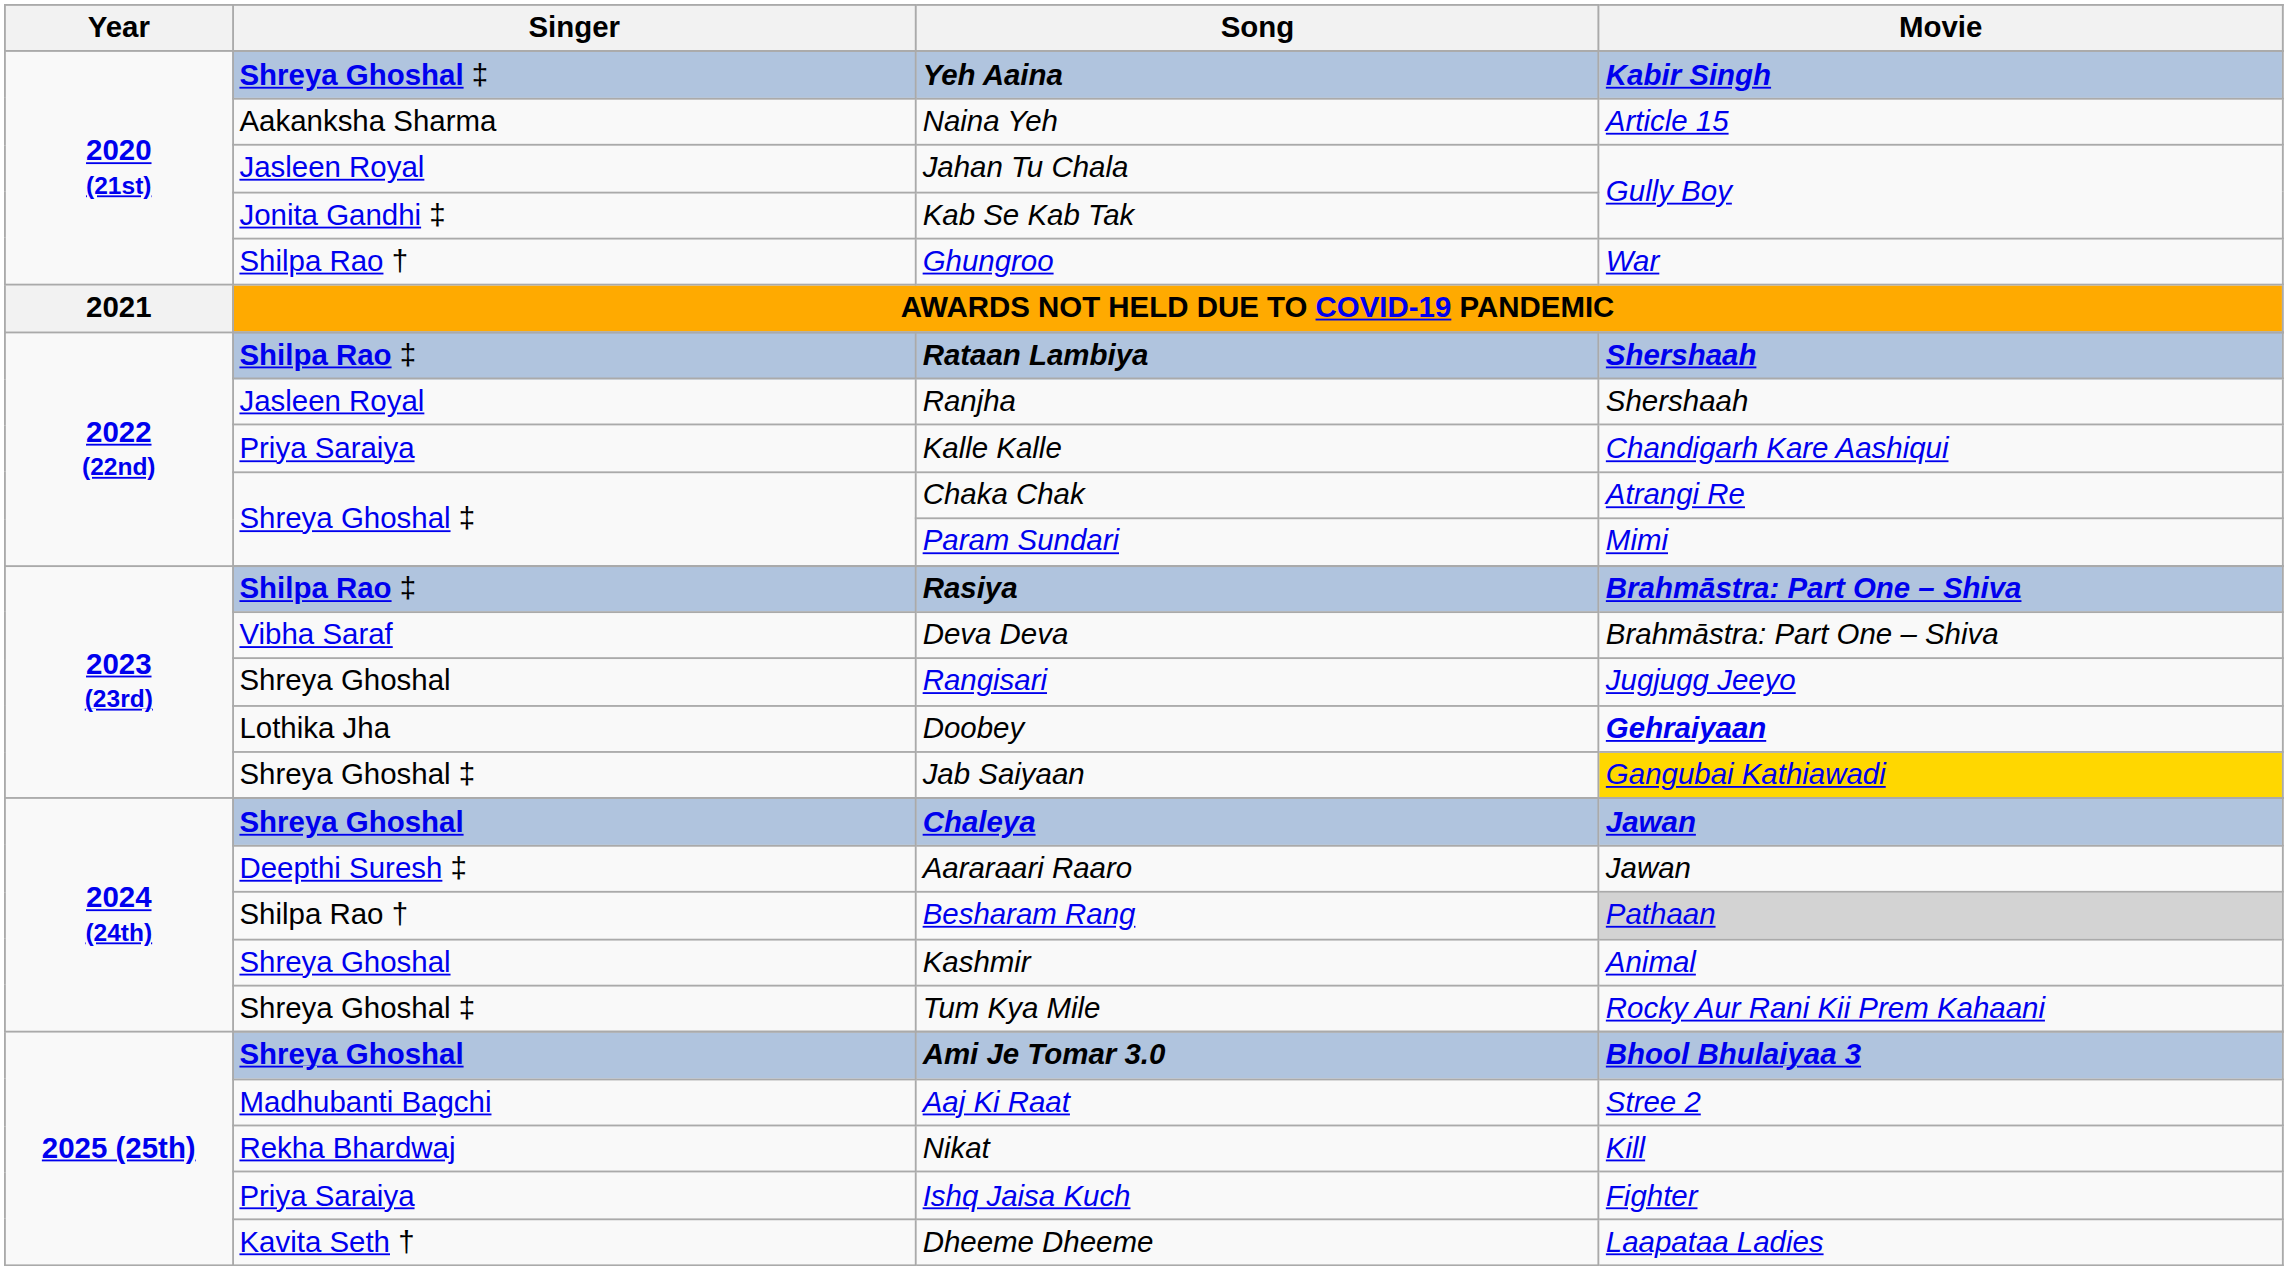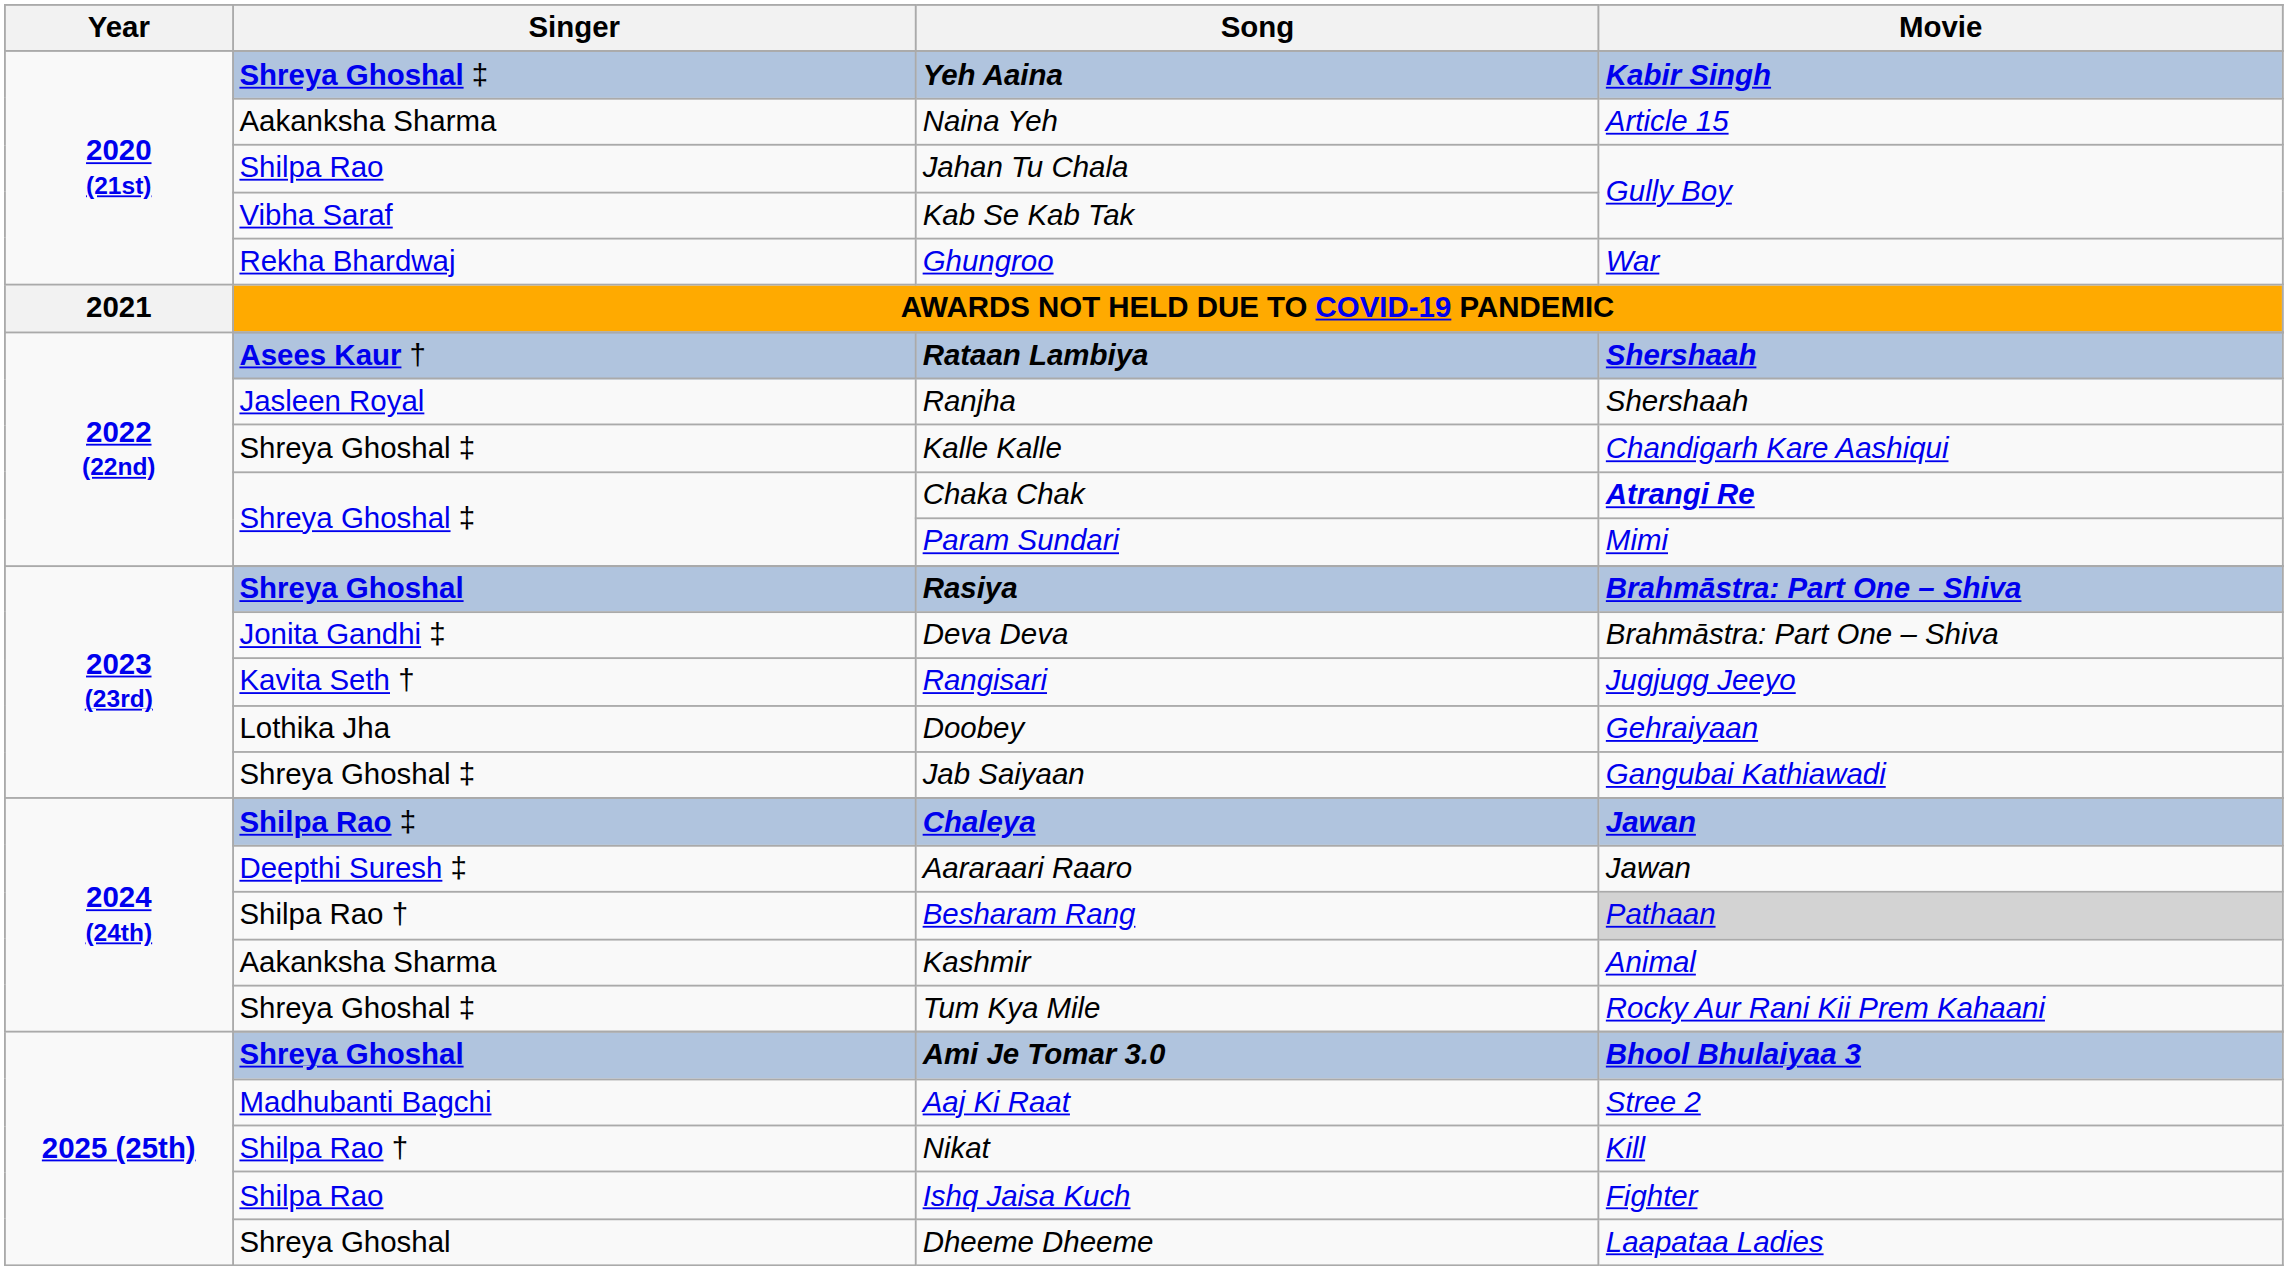(332, 167) Jasleen Royal -> (311, 167) Shilpa Rao
(343, 214) Jonita Gandhi ‡ -> (316, 214) Vibha Saraf
(324, 261) Shilpa Rao † -> (347, 261) Rekha Bhardwaj
(328, 354) Shilpa Rao ‡ -> (333, 354) Asees Kaur †
(327, 448) Priya Saraiya -> (357, 448) Shreya Ghoshal ‡
(1675, 494) normal -> (1680, 494) bold
(328, 588) Shilpa Rao ‡ -> (352, 588) Shreya Ghoshal
(316, 634) Vibha Saraf -> (343, 634) Jonita Gandhi ‡
(345, 681) Shreya Ghoshal -> (327, 681) Kavita Seth †
(1686, 728) bold -> (1682, 728) normal
(1746, 774) gold background -> (1746, 774) no background
(352, 821) Shreya Ghoshal -> (328, 821) Shilpa Rao ‡
(345, 961) Shreya Ghoshal -> (368, 961) Aakanksha Sharma
(347, 1148) Rekha Bhardwaj -> (324, 1148) Shilpa Rao †
(327, 1195) Priya Saraiya -> (311, 1195) Shilpa Rao
(327, 1241) Kavita Seth † -> (345, 1241) Shreya Ghoshal
